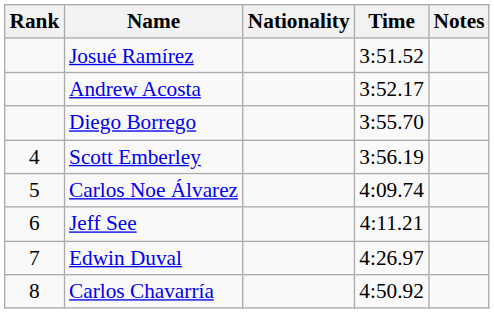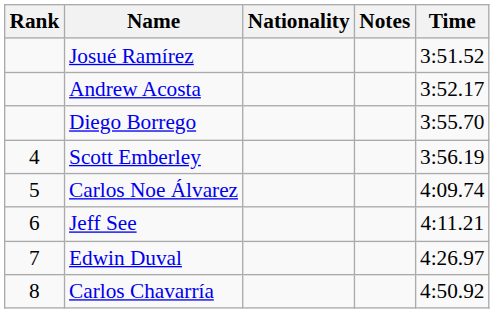columns swapped: (392, 21) <-> (459, 21)
